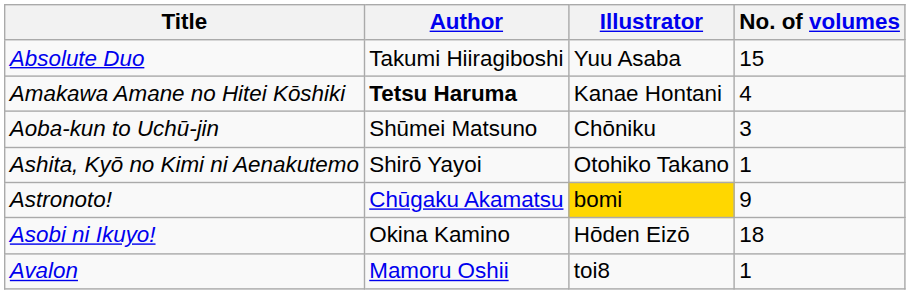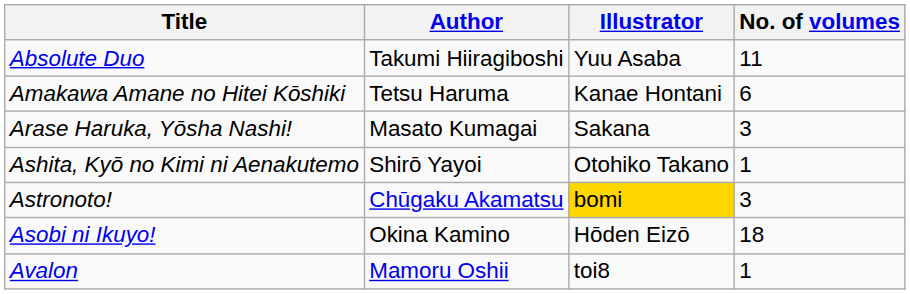(752, 57) 15 -> (751, 57) 11
(443, 93) bold -> (439, 93) normal
(746, 93) 4 -> (746, 93) 6
- row: (114, 128)
+ row: (151, 128)
(746, 199) 9 -> (746, 199) 3
